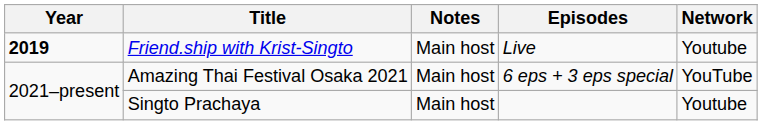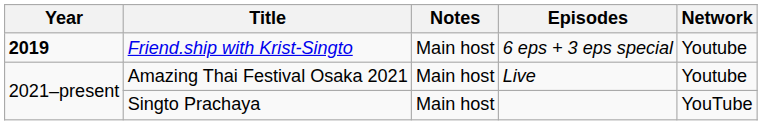(519, 47) Live -> (588, 47) 6 eps + 3 eps special
(588, 76) 6 eps + 3 eps special -> (519, 76) Live
(717, 76) YouTube -> (714, 76) Youtube
(714, 104) Youtube -> (717, 104) YouTube
